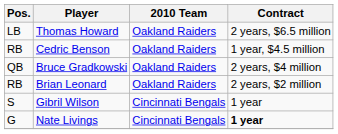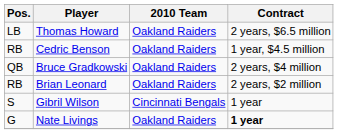(179, 120) Cincinnati Bengals -> (174, 120) Oakland Raiders
